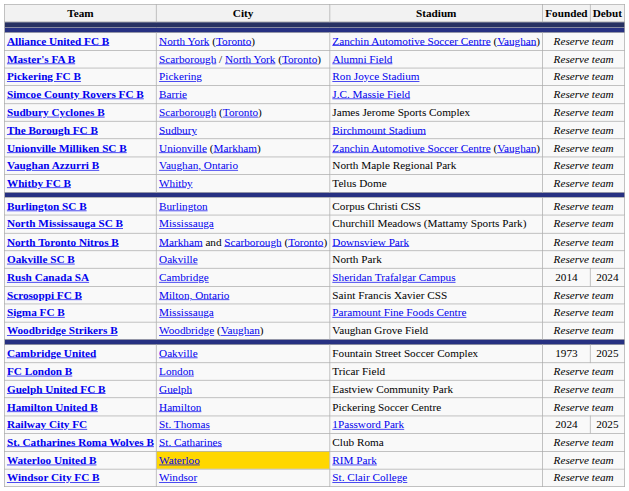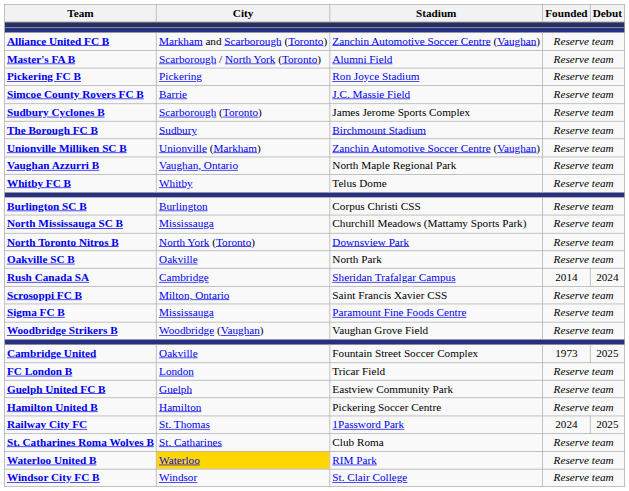(207, 41) North York (Toronto) -> (243, 41) Markham and Scarborough (Toronto)
(243, 242) Markham and Scarborough (Toronto) -> (207, 242) North York (Toronto)
